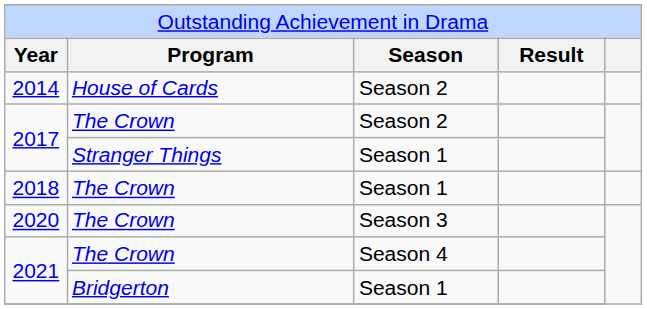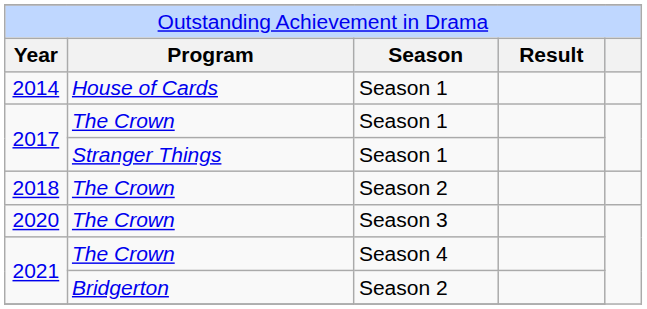(403, 88) Season 2 -> (403, 88) Season 1
(403, 121) Season 2 -> (403, 121) Season 1
(403, 188) Season 1 -> (403, 188) Season 2
(403, 287) Season 1 -> (403, 287) Season 2
